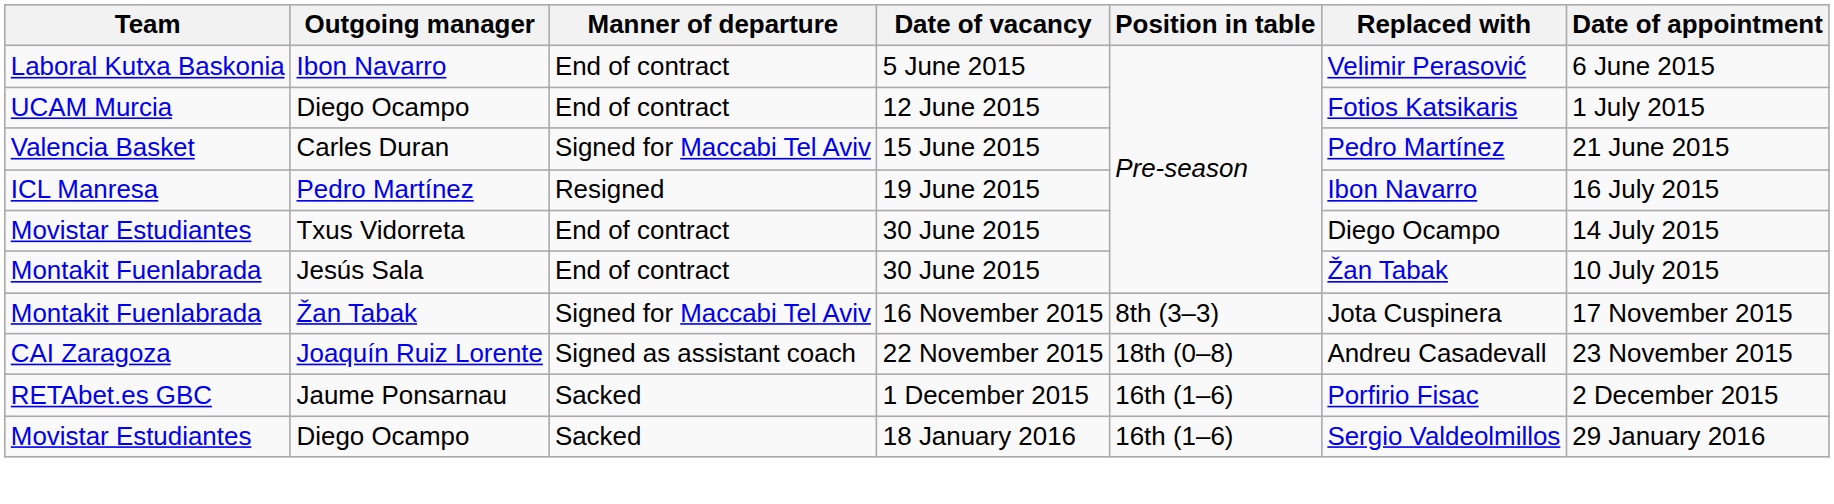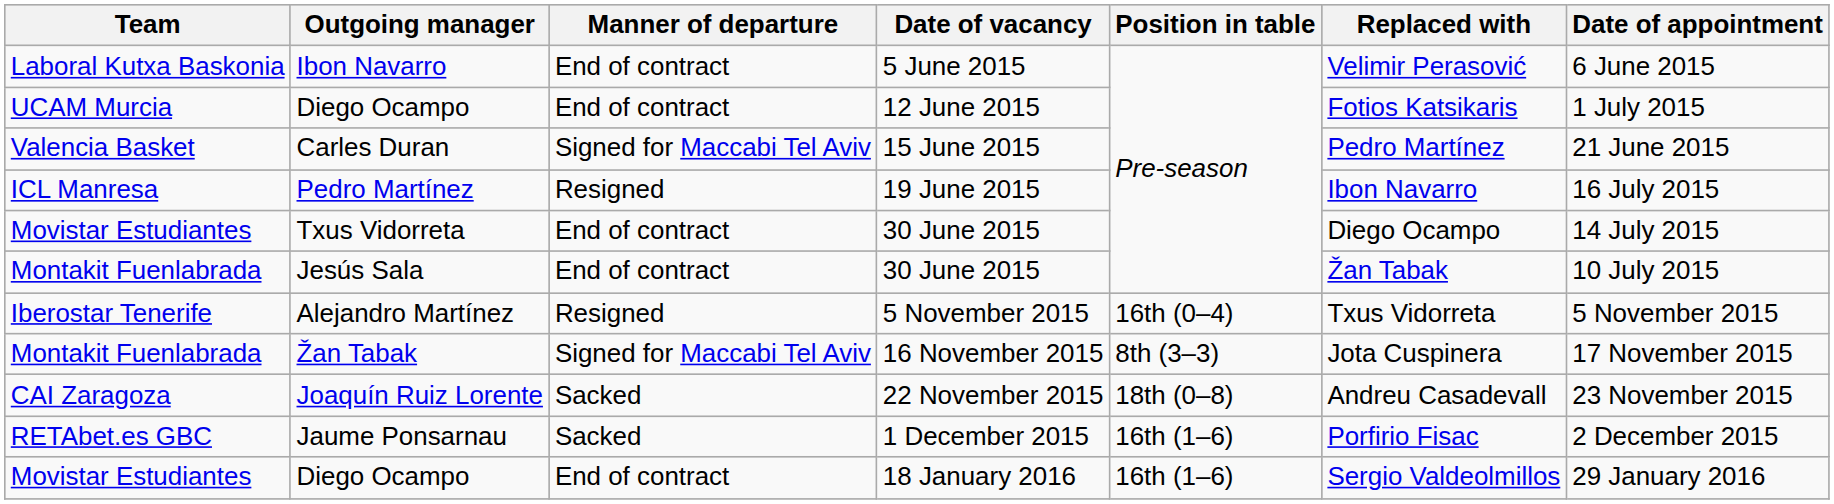+ row: (405, 312)
(705, 353) Signed as assistant coach -> (598, 395) Sacked
(598, 436) Sacked -> (642, 477) End of contract
